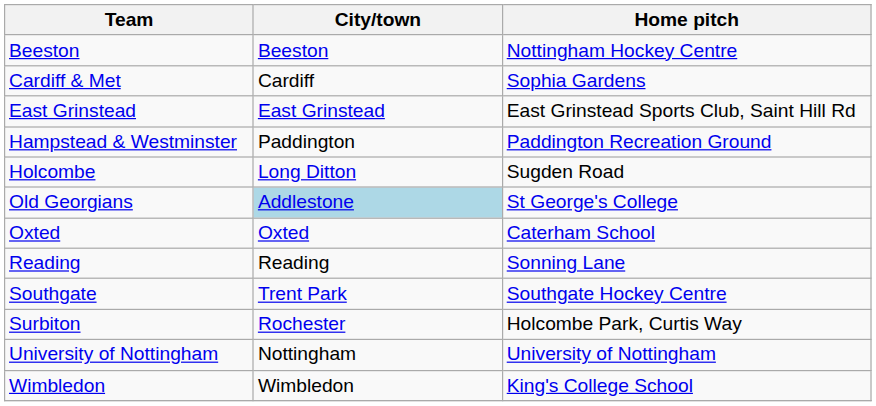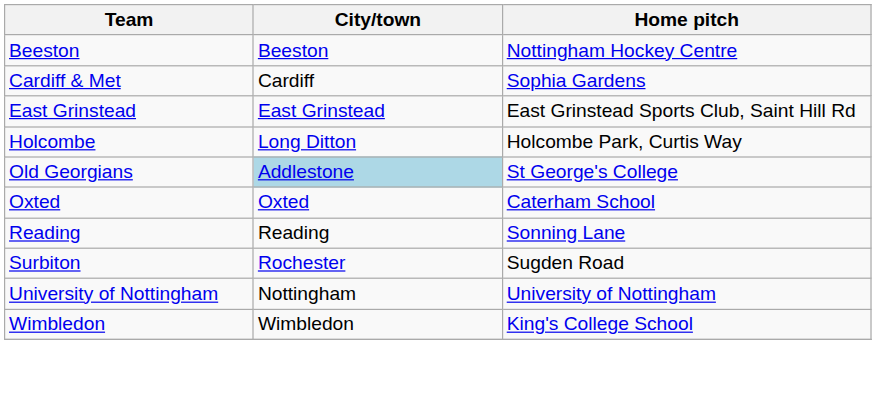- row: (123, 141)
(565, 171) Sugden Road -> (624, 141) Holcombe Park, Curtis Way
- row: (53, 293)
(624, 324) Holcombe Park, Curtis Way -> (565, 263) Sugden Road
